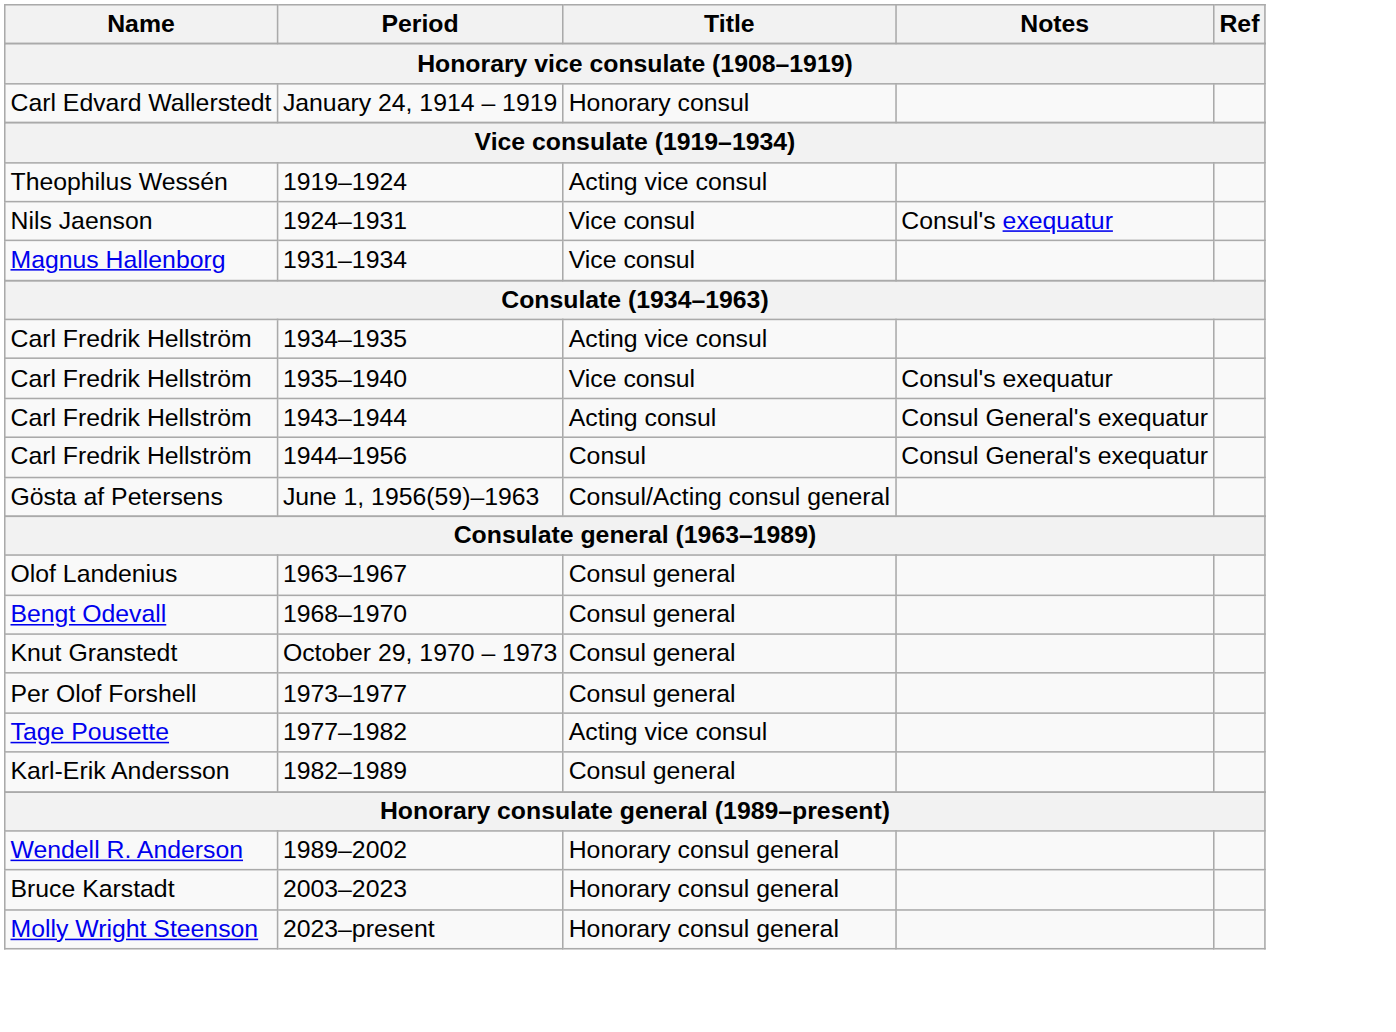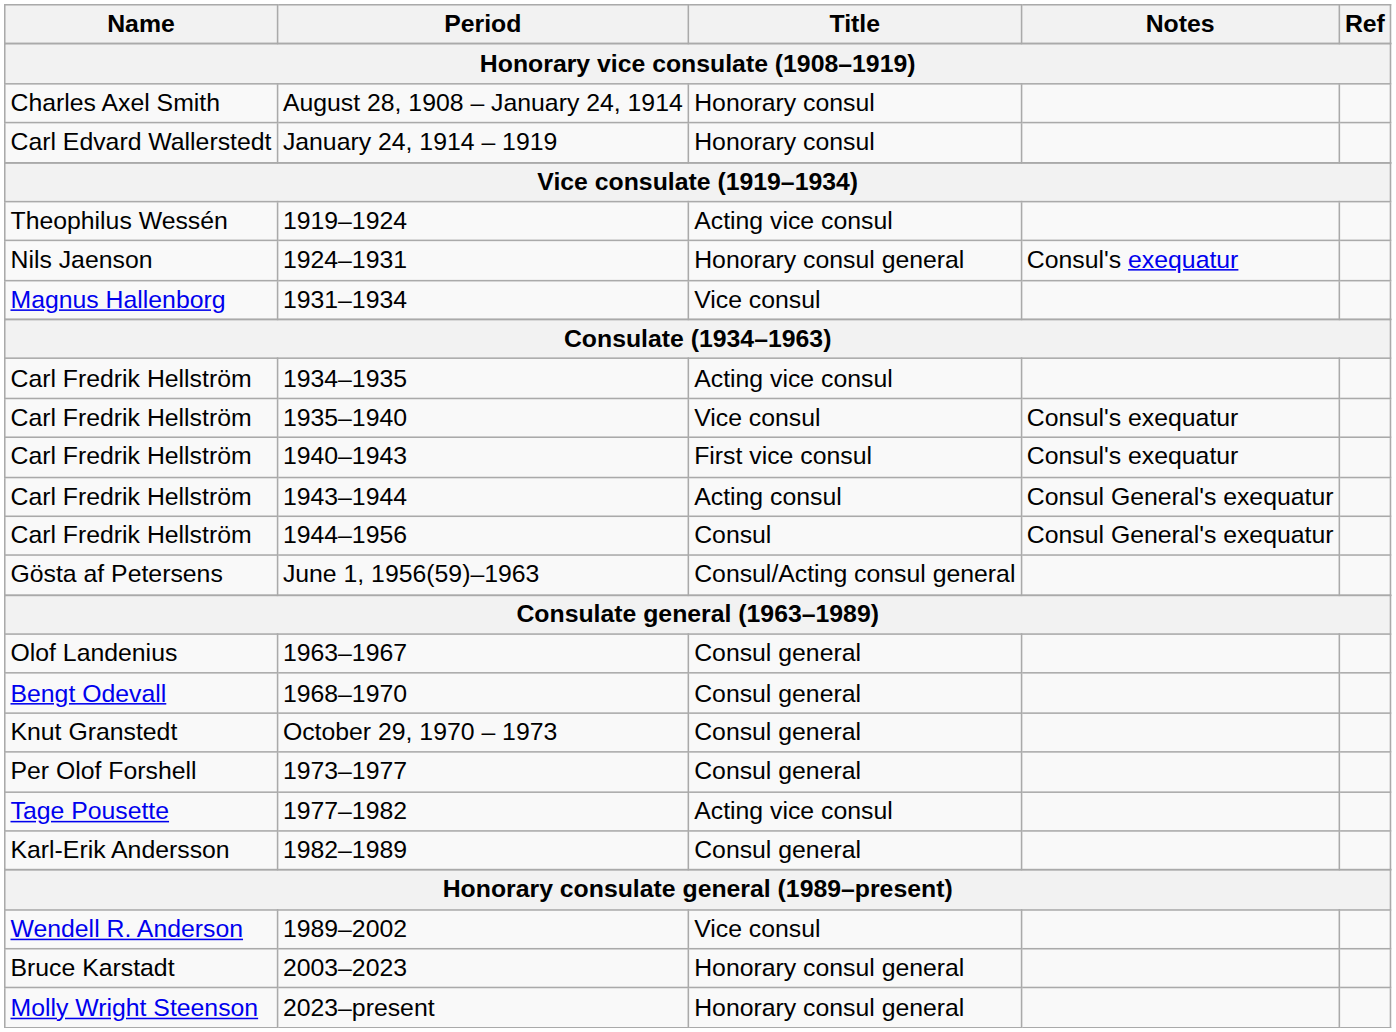+ row: (483, 102)
(632, 220) Vice consul -> (829, 260) Honorary consul general
+ row: (345, 456)
(704, 850) Honorary consul general -> (757, 928) Vice consul
